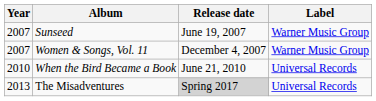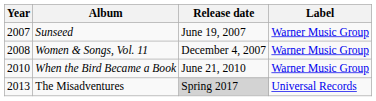(19, 50) 2007 -> (19, 50) 2008
(314, 68) Universal Records -> (320, 68) Warner Music Group
